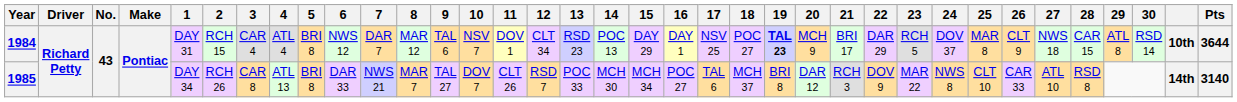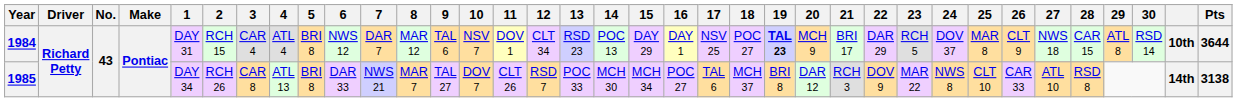(1215, 79) 3140 -> (1215, 79) 3138
